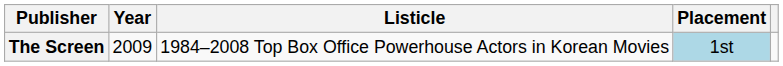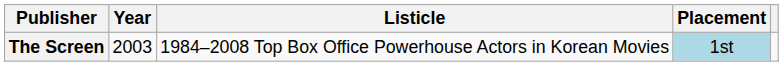(132, 46) 2009 -> (132, 46) 2003
